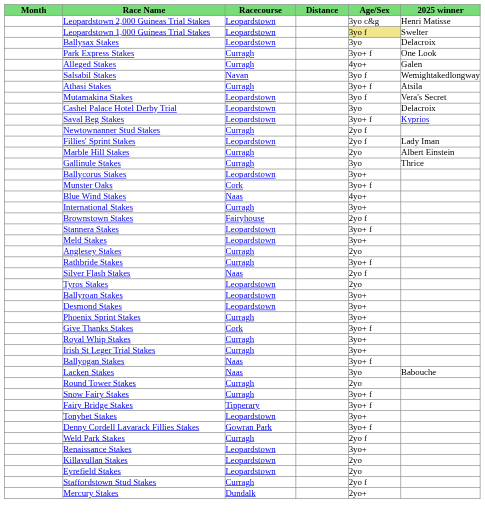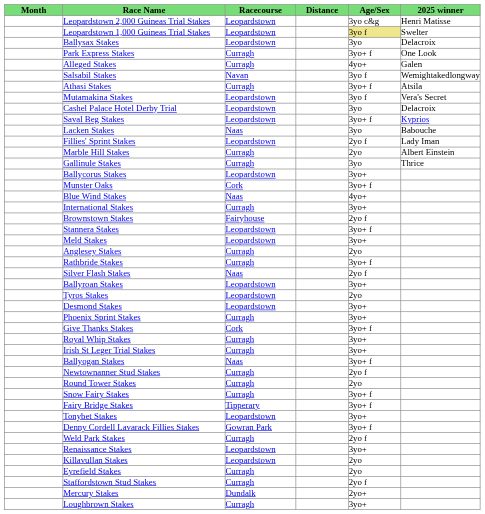rows swapped: (89, 372) <-> (112, 130)
rows swapped: (86, 284) <-> (93, 295)
(251, 471) Leopardstown -> (240, 471) Curragh
+ row: (98, 504)
